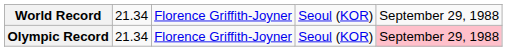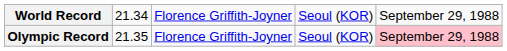(132, 36) 21.34 -> (132, 36) 21.35
